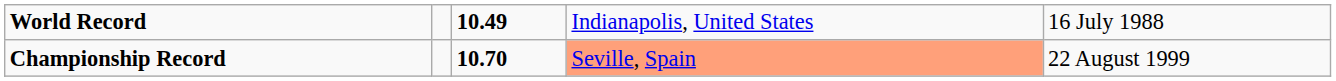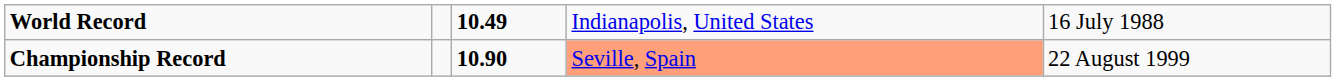(482, 57) 10.70 -> (482, 57) 10.90
